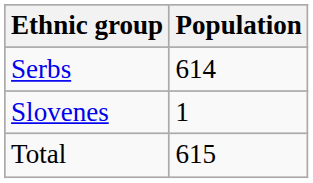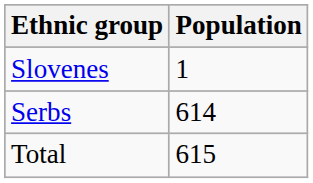rows swapped: (41, 68) <-> (60, 111)
